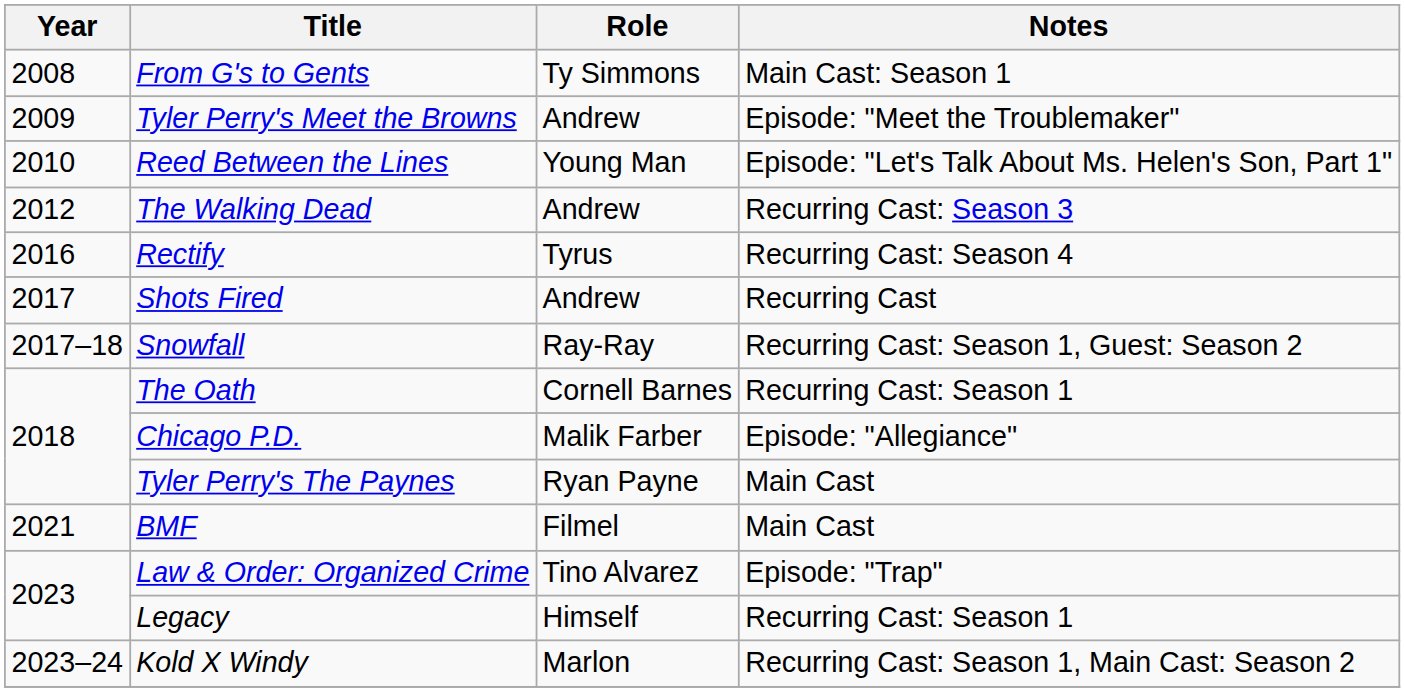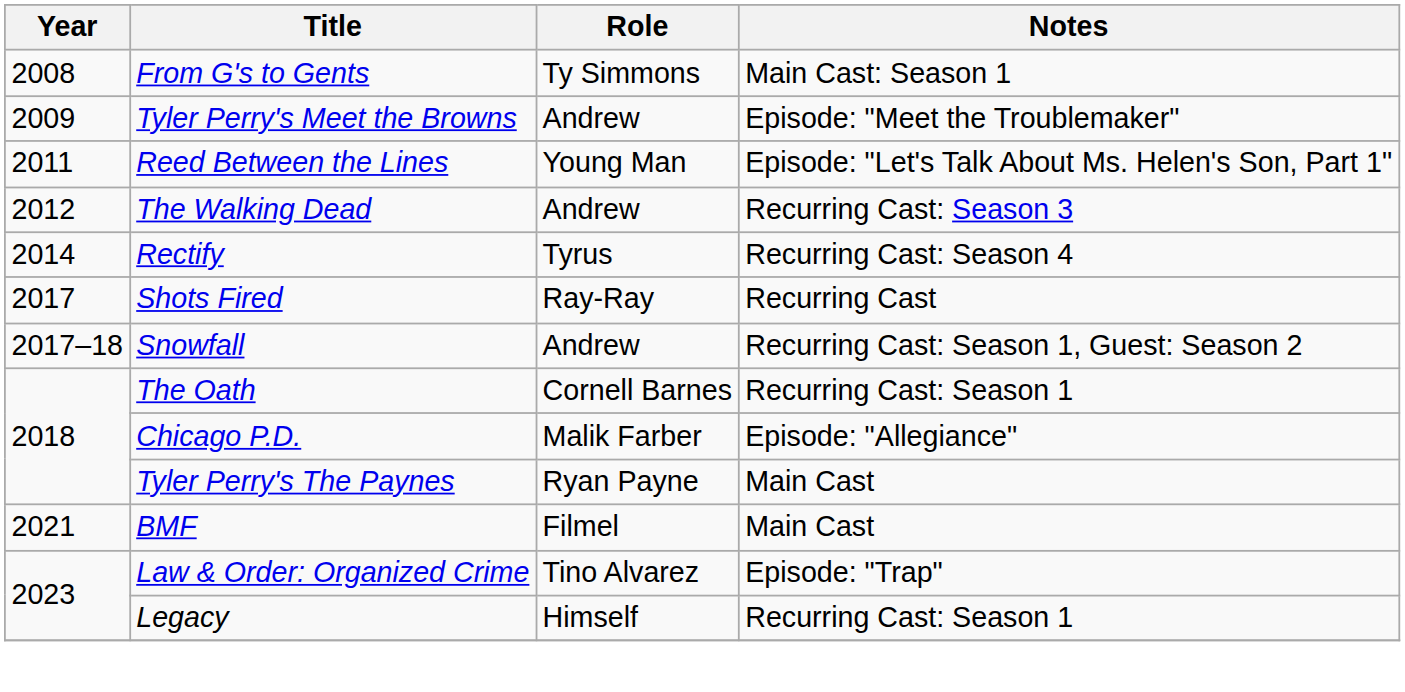(43, 163) 2010 -> (42, 163) 2011
(43, 254) 2016 -> (43, 254) 2014
(591, 299) Andrew -> (598, 299) Ray-Ray
(598, 345) Ray-Ray -> (591, 345) Andrew
- row: (222, 663)
